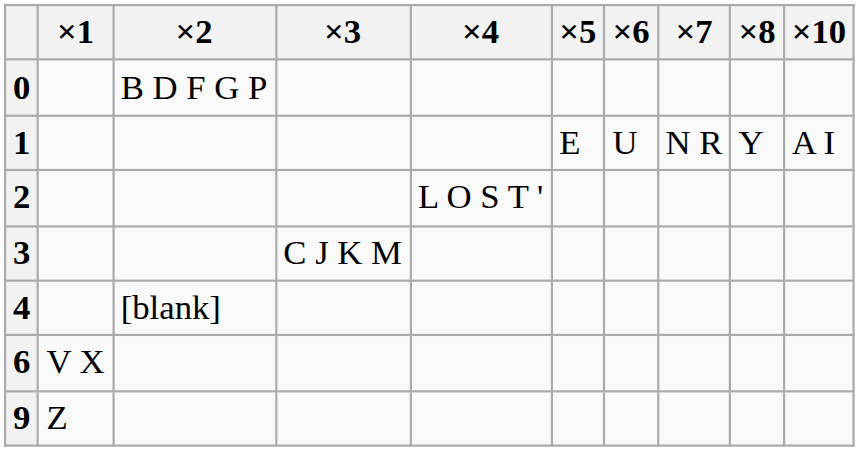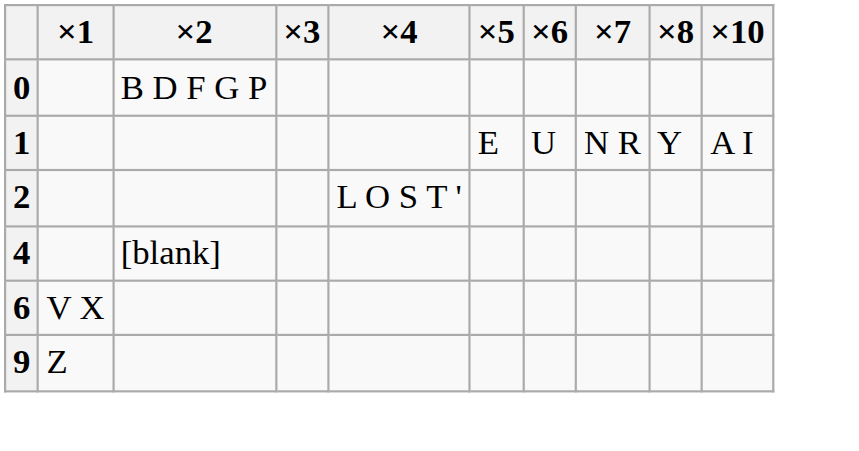- row: (22, 252)
